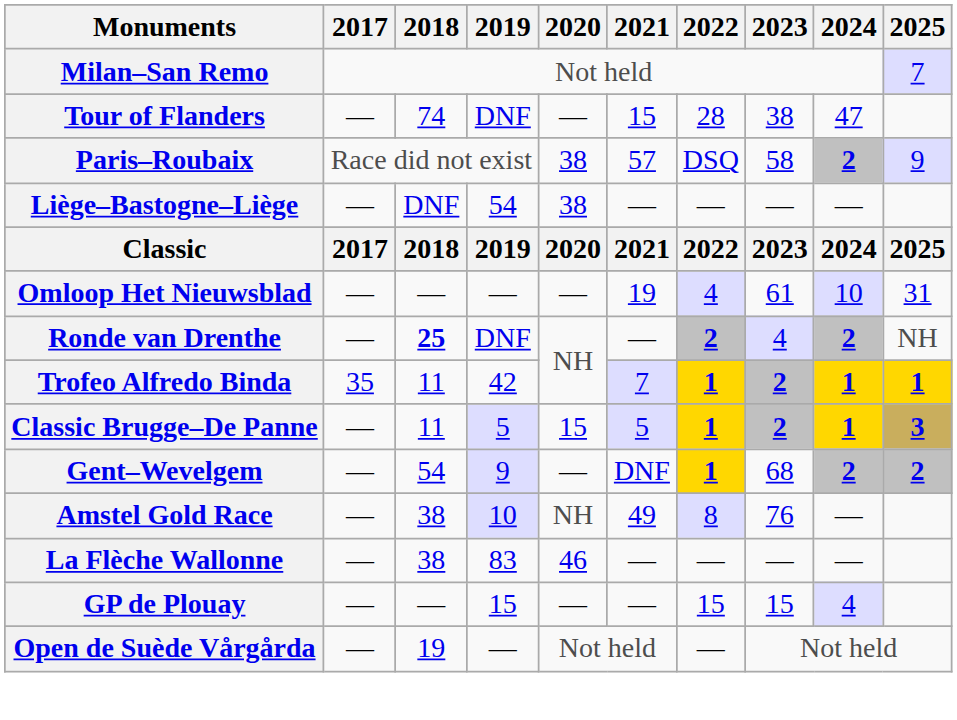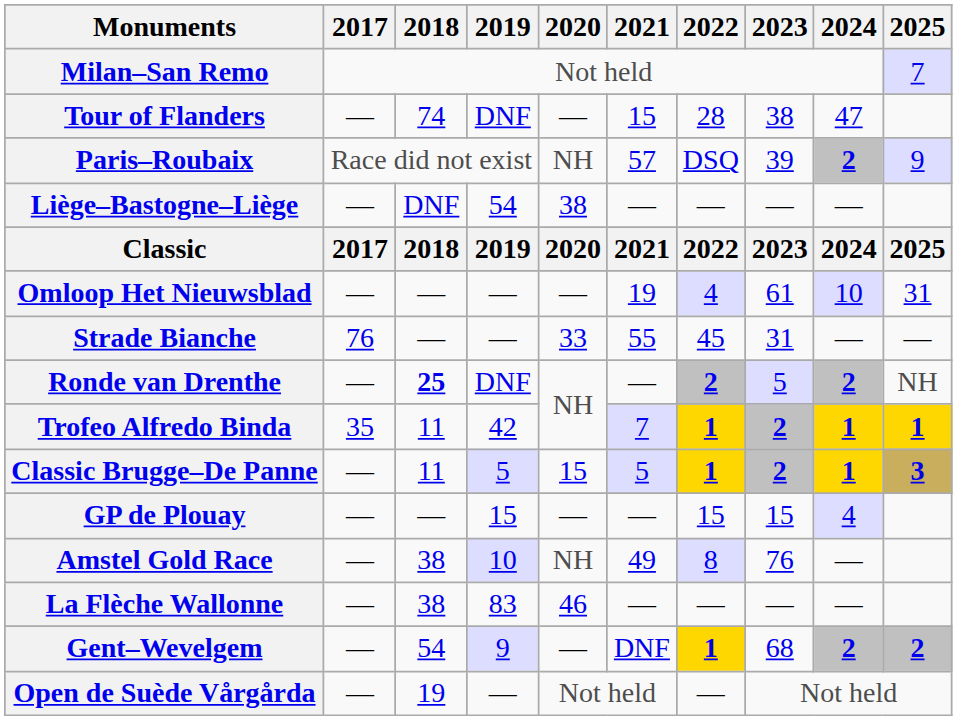(573, 159) 38 -> (573, 159) NH
(780, 159) 58 -> (780, 159) 39
+ row: (165, 337)
(780, 337) 4 -> (780, 381) 5
rows swapped: (165, 470) <-> (165, 603)
